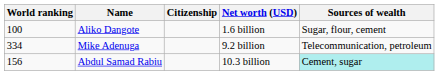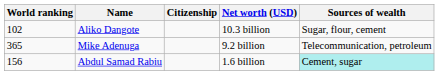(15, 29) 100 -> (15, 29) 102
(243, 29) 1.6 billion -> (246, 29) 10.3 billion
(15, 45) 334 -> (15, 45) 365
(246, 62) 10.3 billion -> (243, 62) 1.6 billion
